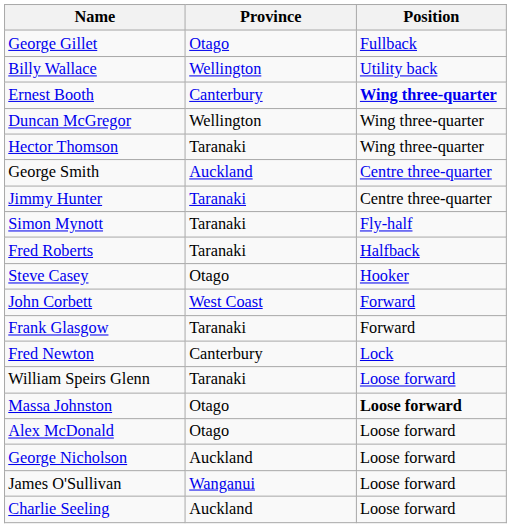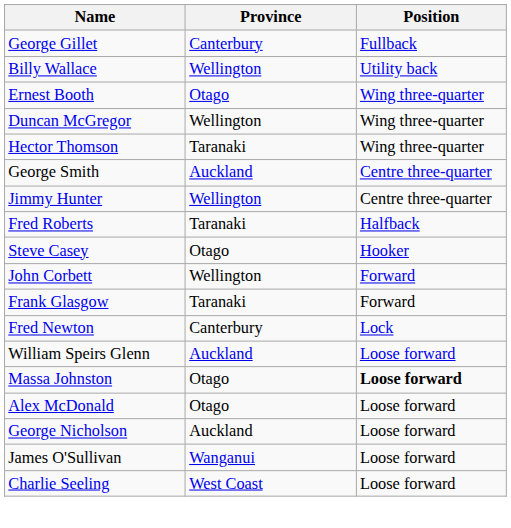(209, 43) Otago -> (226, 43) Canterbury
(226, 95) Canterbury -> (209, 95) Otago
(428, 95) bold -> (422, 95) normal
(218, 198) Taranaki -> (225, 198) Wellington
- row: (56, 224)
(226, 302) West Coast -> (225, 276) Wellington
(218, 379) Taranaki -> (221, 353) Auckland
(221, 509) Auckland -> (226, 483) West Coast
